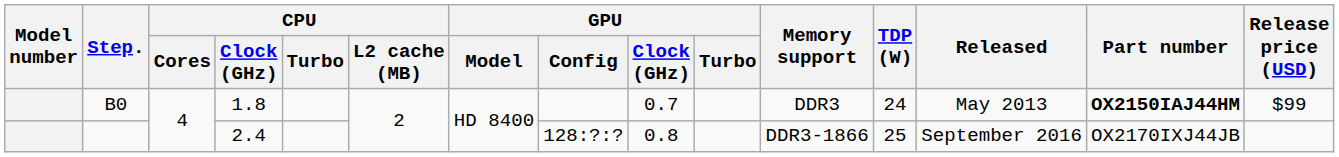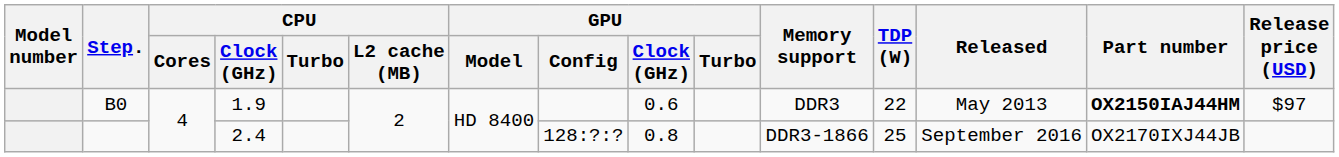(249, 105) 1.8 -> (249, 105) 1.9
(661, 105) 0.7 -> (661, 105) 0.6
(895, 105) 24 -> (895, 105) 22
(1289, 105) $99 -> (1289, 105) $97
